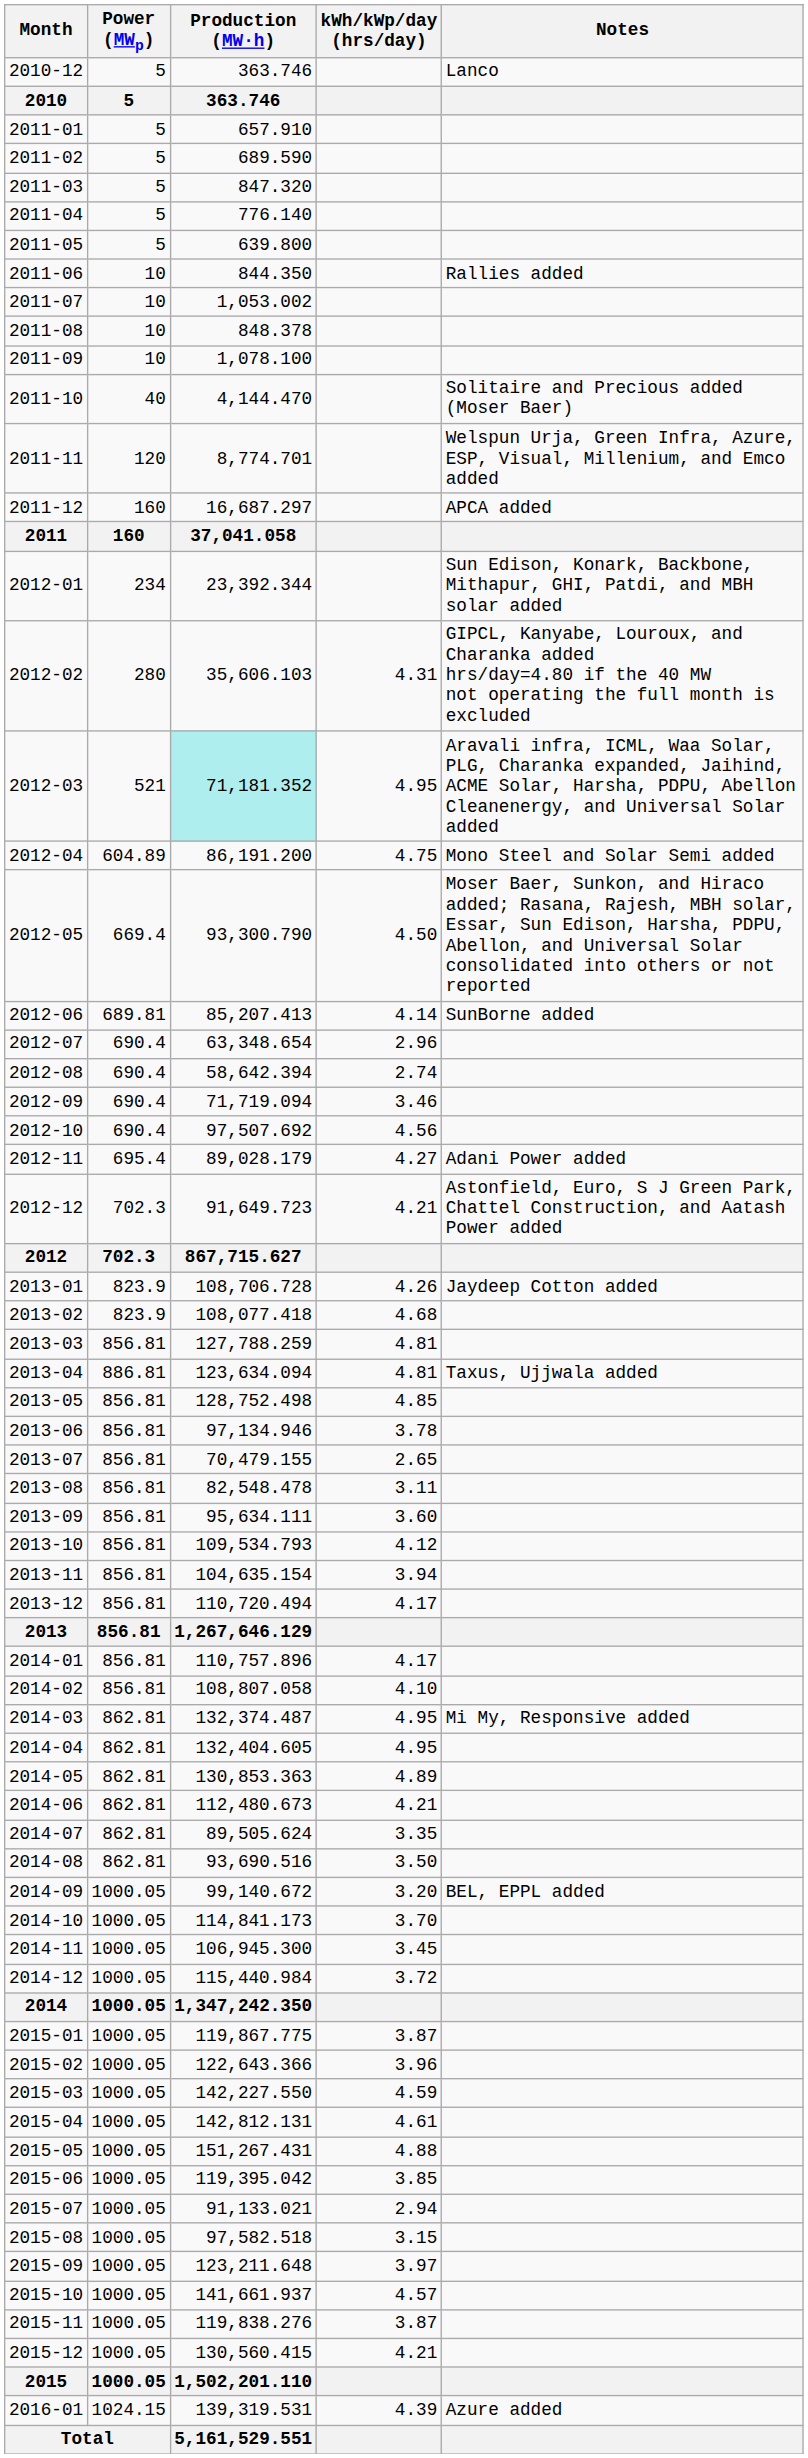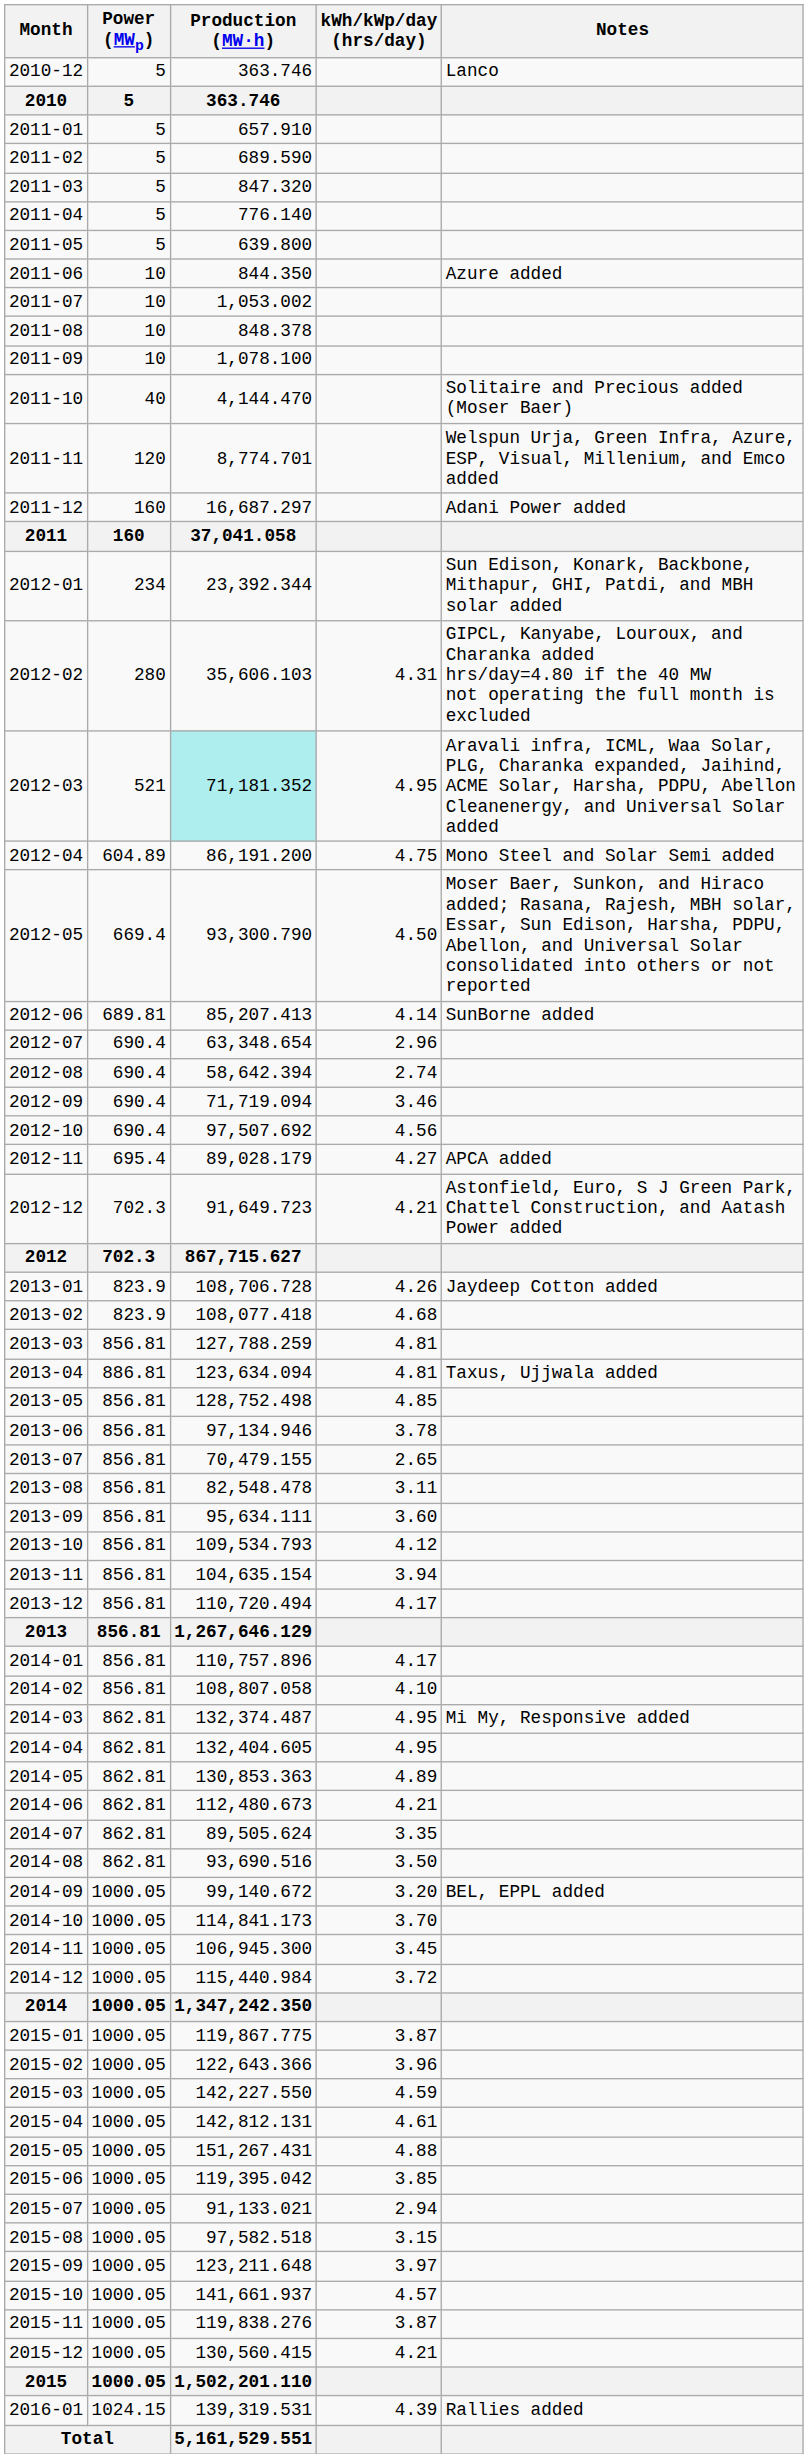(515, 274) Rallies added -> (504, 274) Azure added
(499, 508) APCA added -> (536, 508) Adani Power added
(536, 1159) Adani Power added -> (499, 1159) APCA added
(504, 2410) Azure added -> (515, 2410) Rallies added
